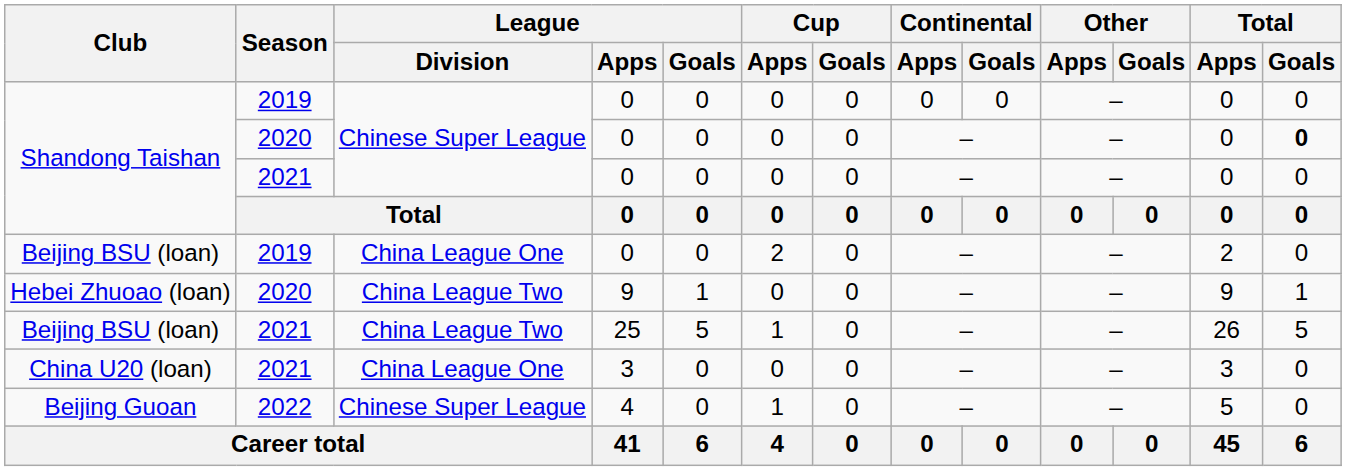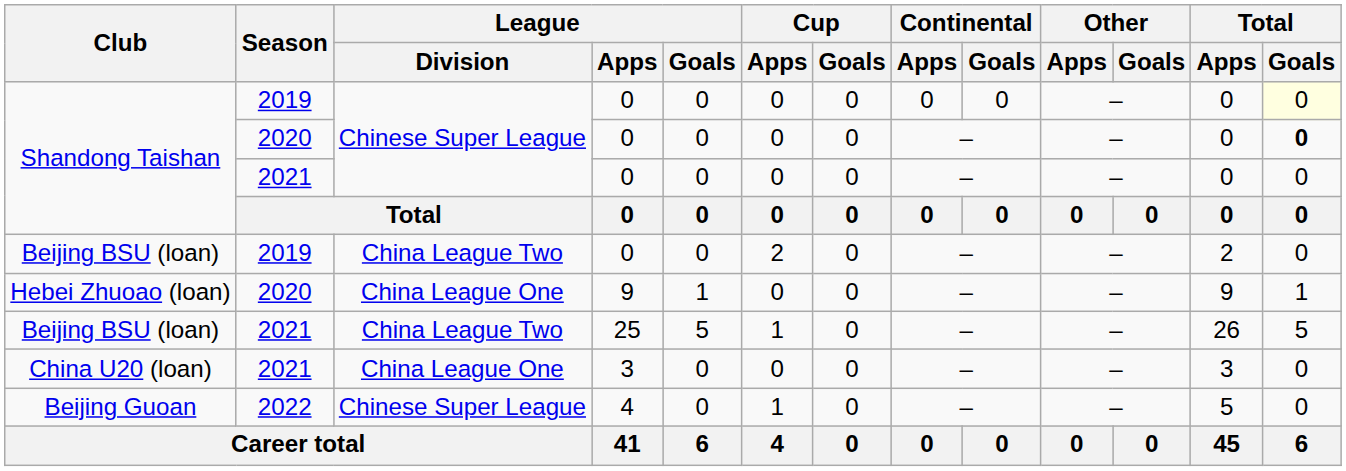(1302, 100) no background -> (1302, 100) lightyellow background
(462, 253) China League One -> (462, 253) China League Two
(462, 291) China League Two -> (462, 291) China League One
